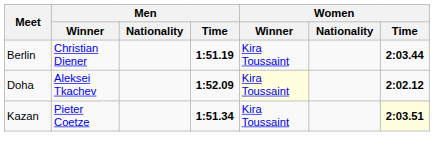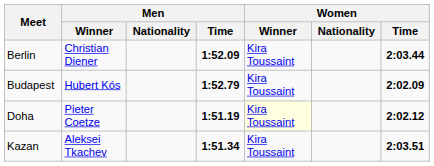(215, 55) 1:51.19 -> (220, 55) 1:52.09
+ row: (31, 85)
(75, 85) Aleksei Tkachev -> (82, 115) Pieter Coetze
(215, 85) 1:52.09 -> (220, 115) 1:51.19
(72, 115) Pieter Coetze -> (86, 146) Aleksei Tkachev
(405, 115) lightyellow background -> (405, 146) no background
